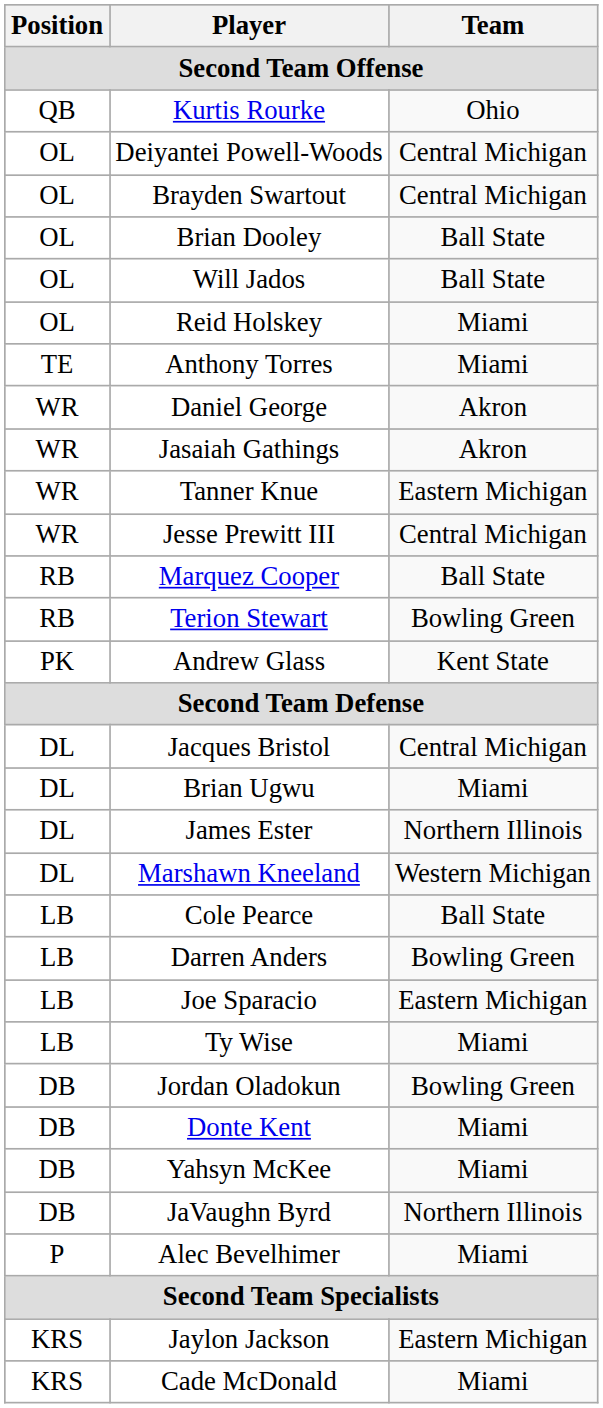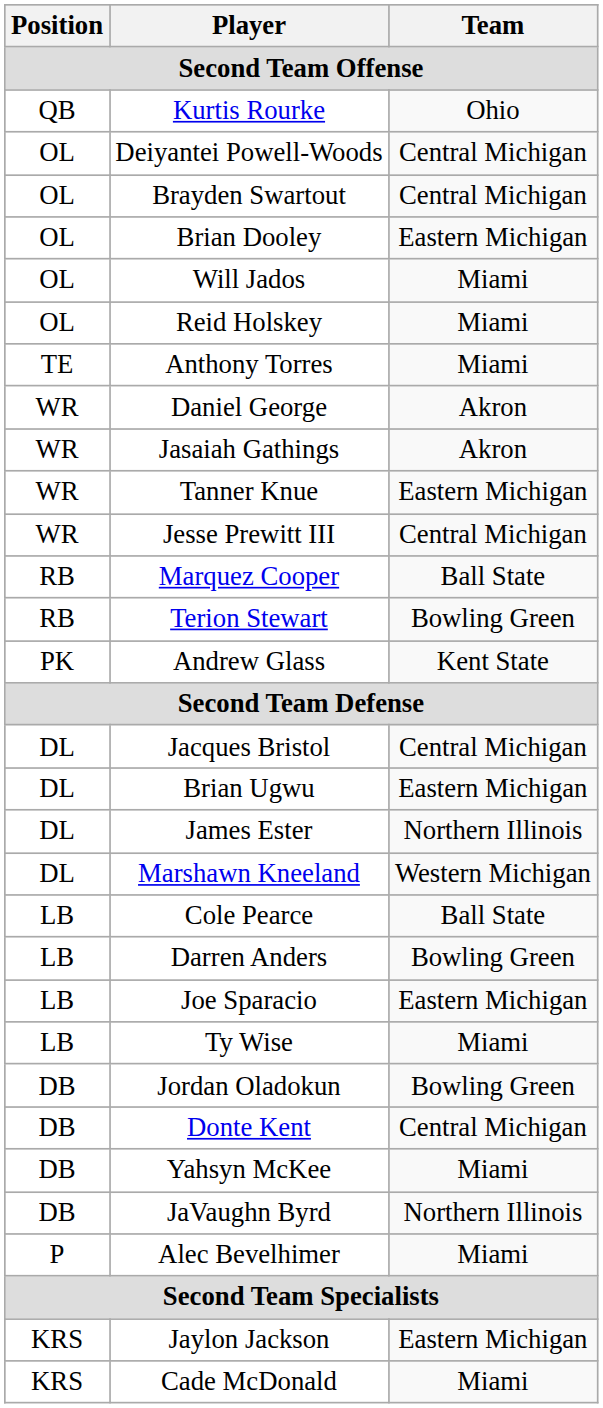(493, 237) Ball State -> (493, 237) Eastern Michigan
(493, 279) Ball State -> (493, 279) Miami
(493, 788) Miami -> (493, 788) Eastern Michigan
(493, 1127) Miami -> (493, 1127) Central Michigan
